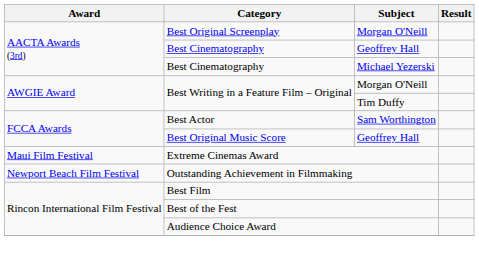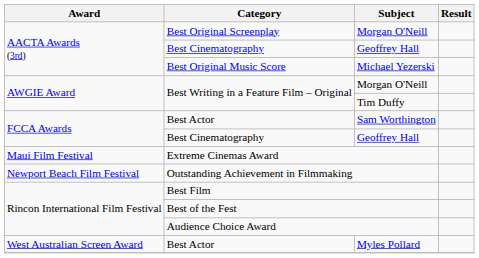(215, 66) Best Cinematography -> (226, 66) Best Original Music Score
(226, 137) Best Original Music Score -> (215, 137) Best Cinematography
+ row: (75, 244)
